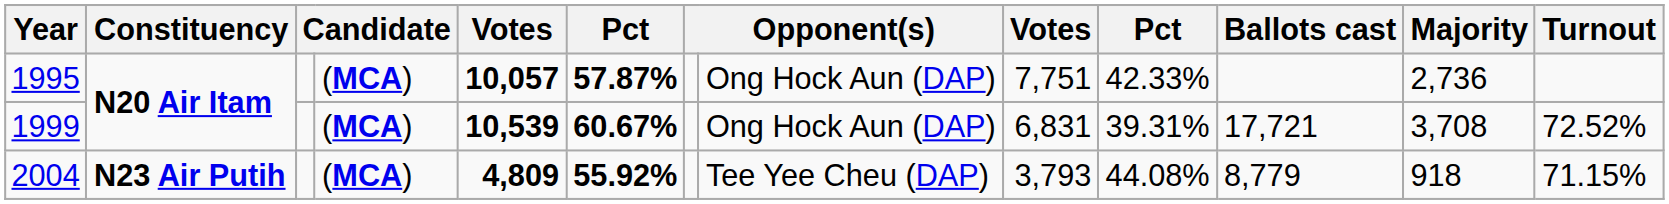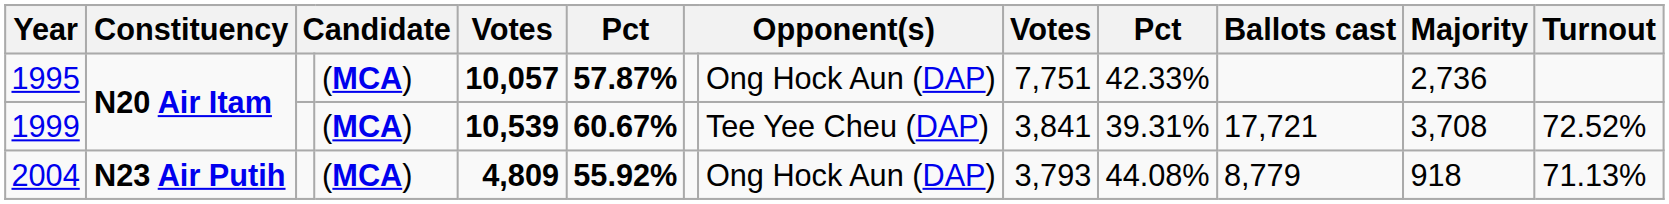(851, 127) Ong Hock Aun (DAP) -> (847, 127) Tee Yee Cheu (DAP)
(1053, 127) 6,831 -> (1053, 127) 3,841
(847, 175) Tee Yee Cheu (DAP) -> (851, 175) Ong Hock Aun (DAP)
(1594, 175) 71.15% -> (1594, 175) 71.13%
